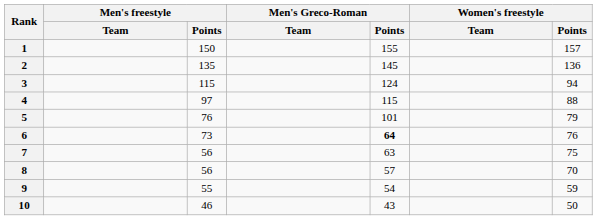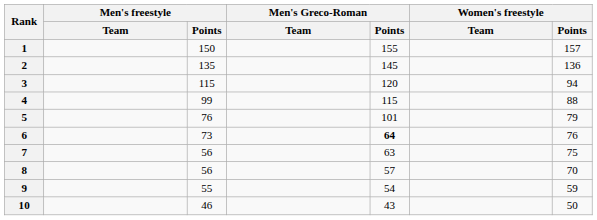(389, 83) 124 -> (389, 83) 120
(207, 100) 97 -> (207, 100) 99
